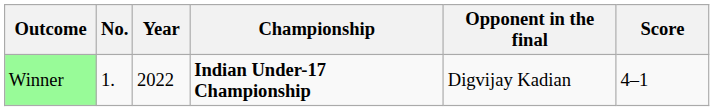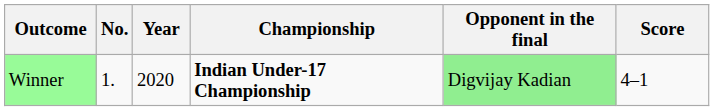(155, 79) 2022 -> (155, 79) 2020
(509, 79) no background -> (509, 79) lightgreen background
